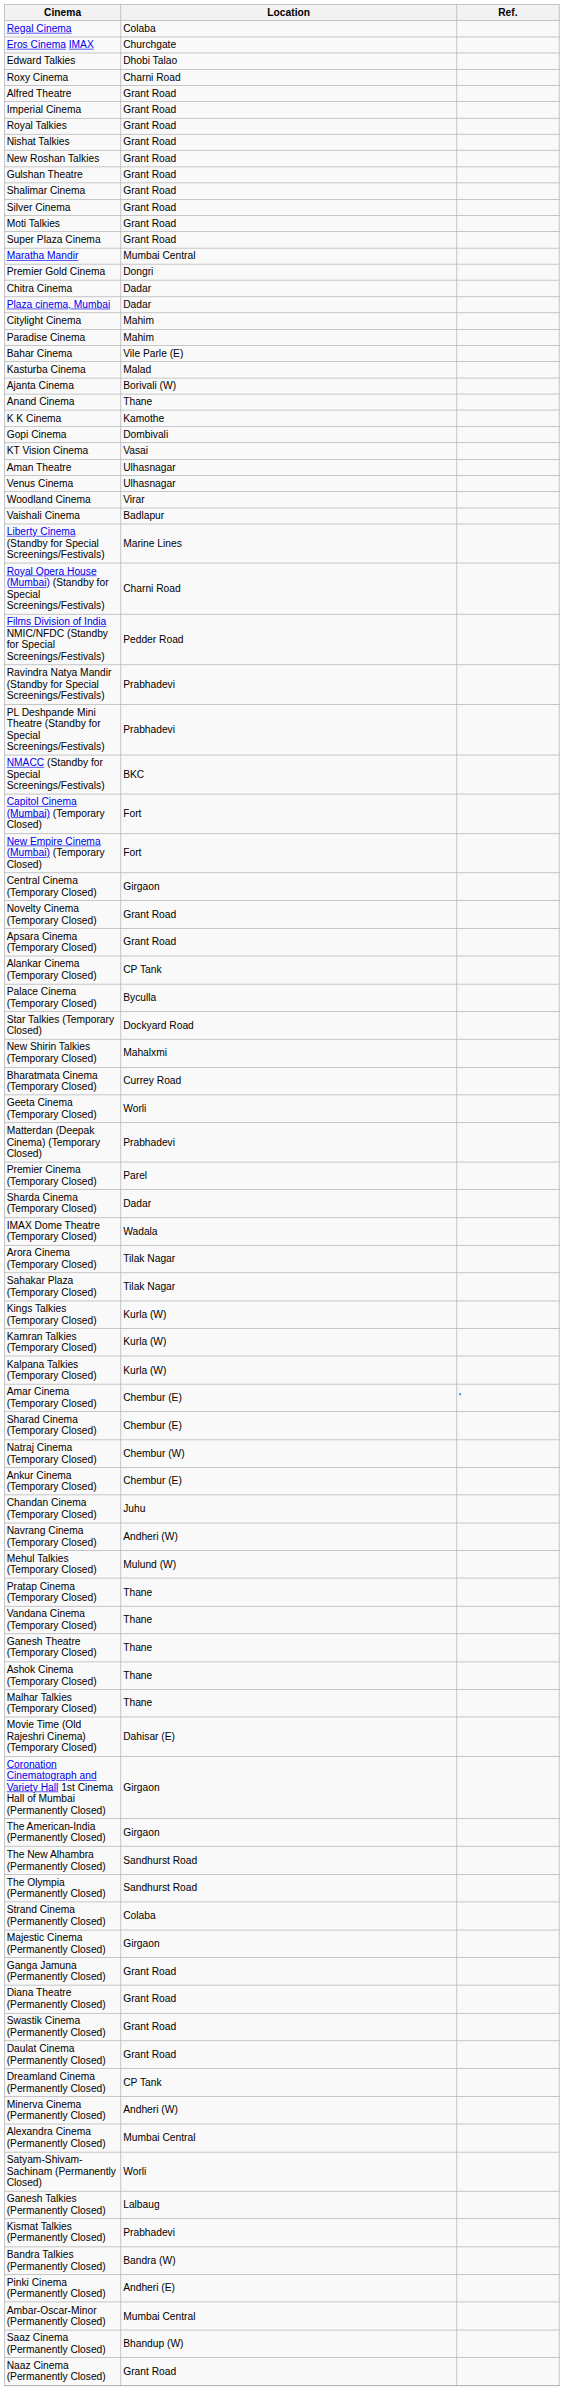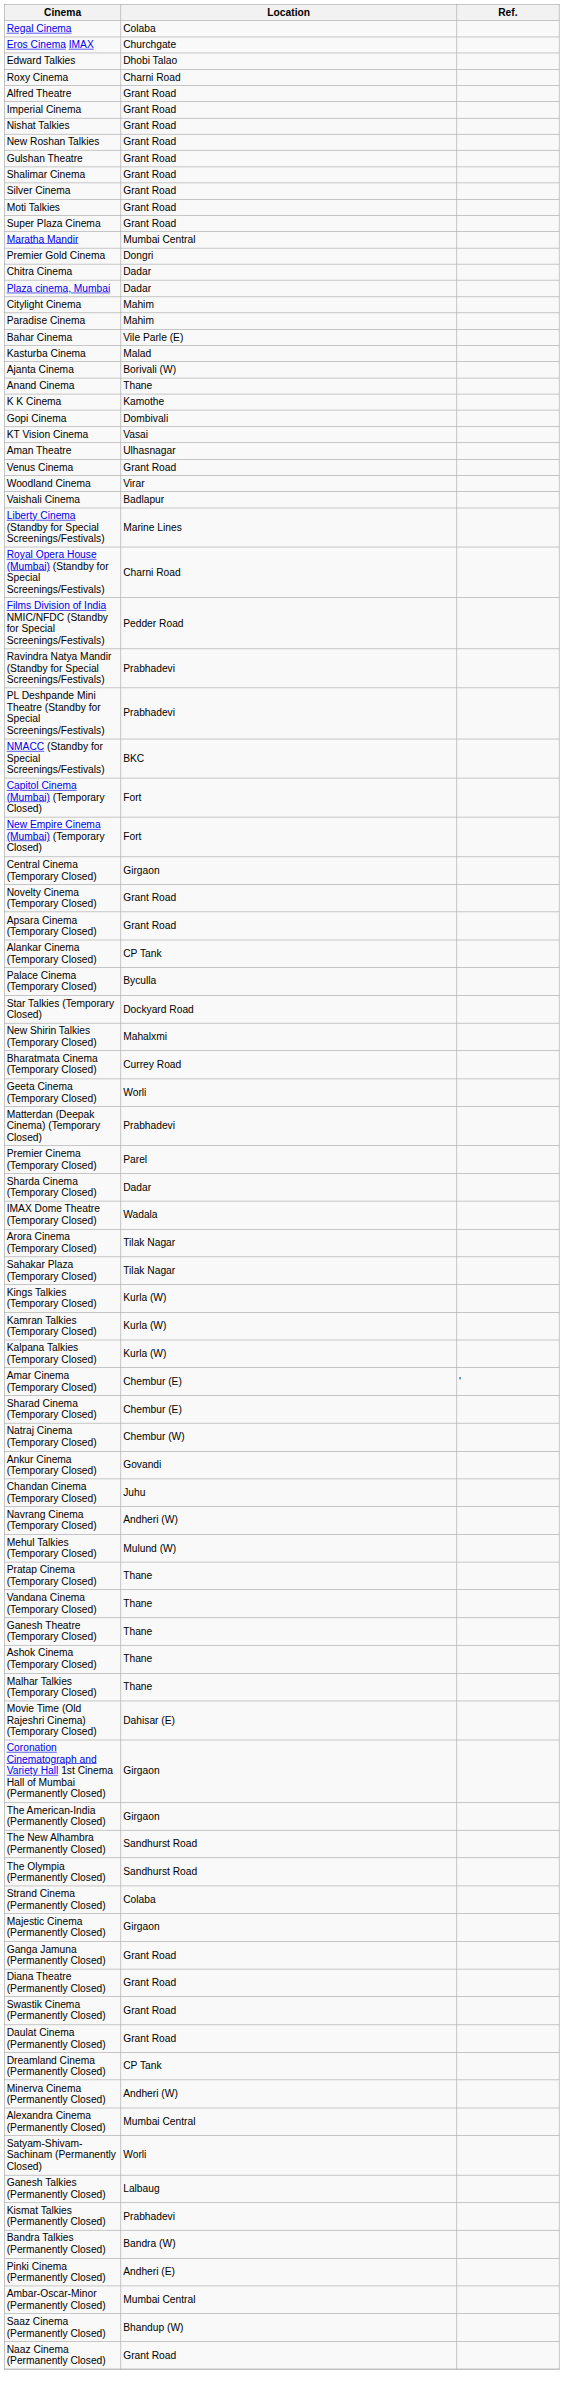- row: (37, 126)
(149, 483) Ulhasnagar -> (150, 467) Grant Road
(153, 1481) Chembur (E) -> (142, 1465) Govandi
